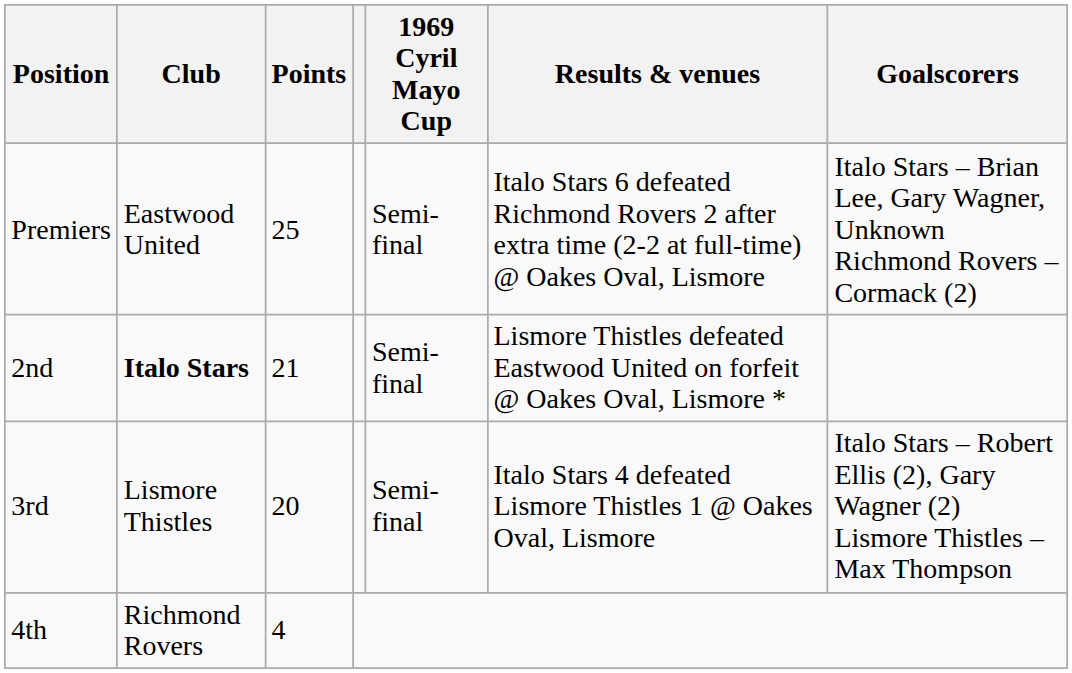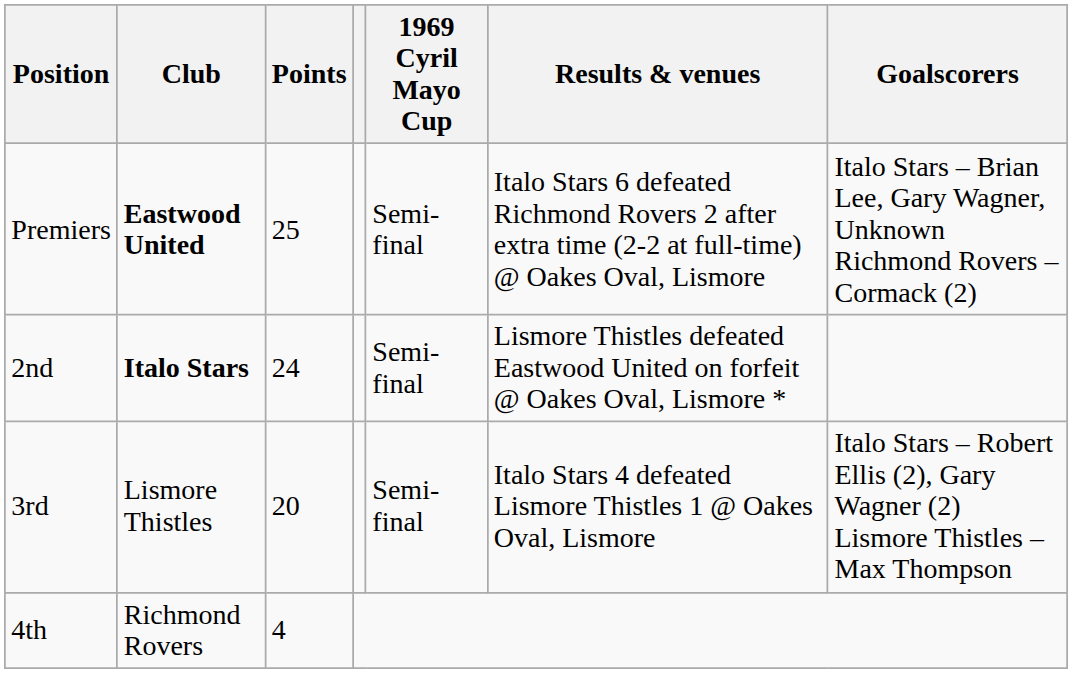(179, 228) normal -> (182, 228) bold
(286, 367) 21 -> (286, 367) 24
